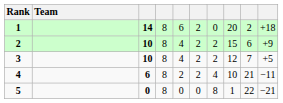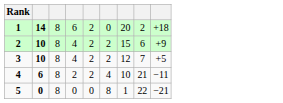- column: (46, 12)
